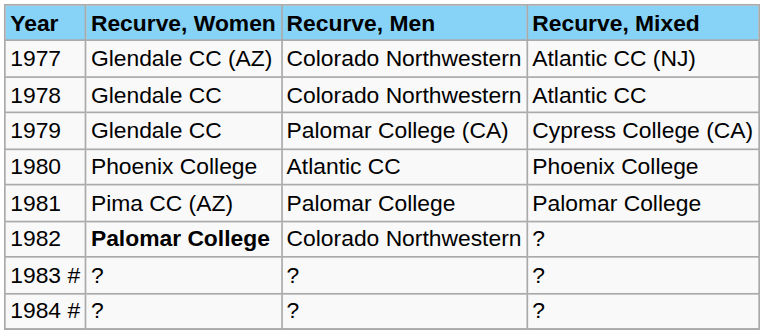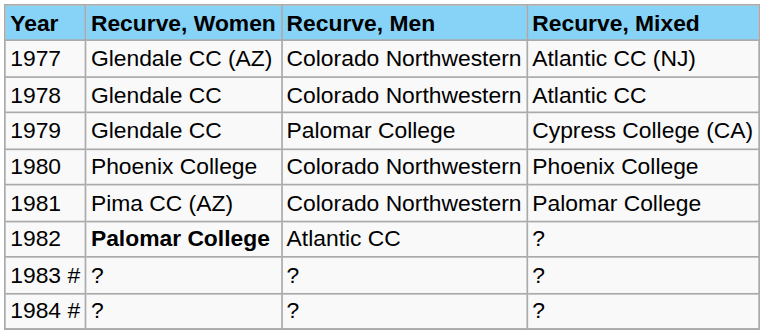(398, 130) Palomar College (CA) -> (371, 130) Palomar College
(344, 167) Atlantic CC -> (404, 167) Colorado Northwestern
(371, 203) Palomar College -> (404, 203) Colorado Northwestern
(404, 239) Colorado Northwestern -> (344, 239) Atlantic CC
